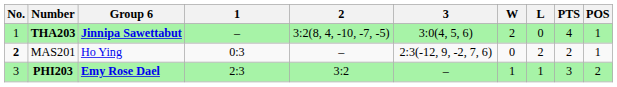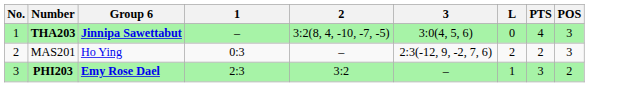- column: (512, 14)
(598, 33) 1 -> (569, 33) 3
(16, 52) bold -> (16, 52) normal
(598, 52) 1 -> (569, 52) 3
